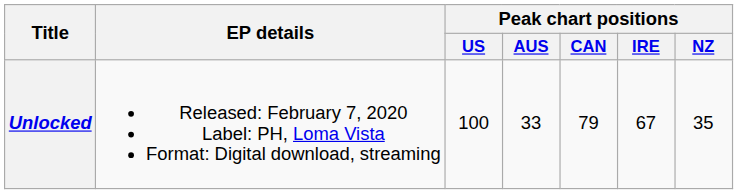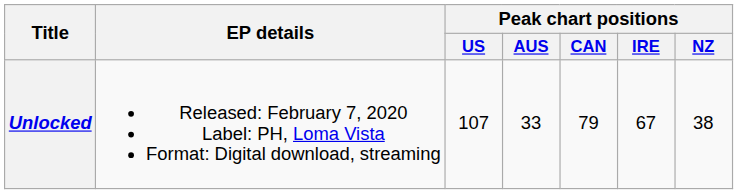(474, 123) 100 -> (474, 123) 107
(703, 123) 35 -> (703, 123) 38
